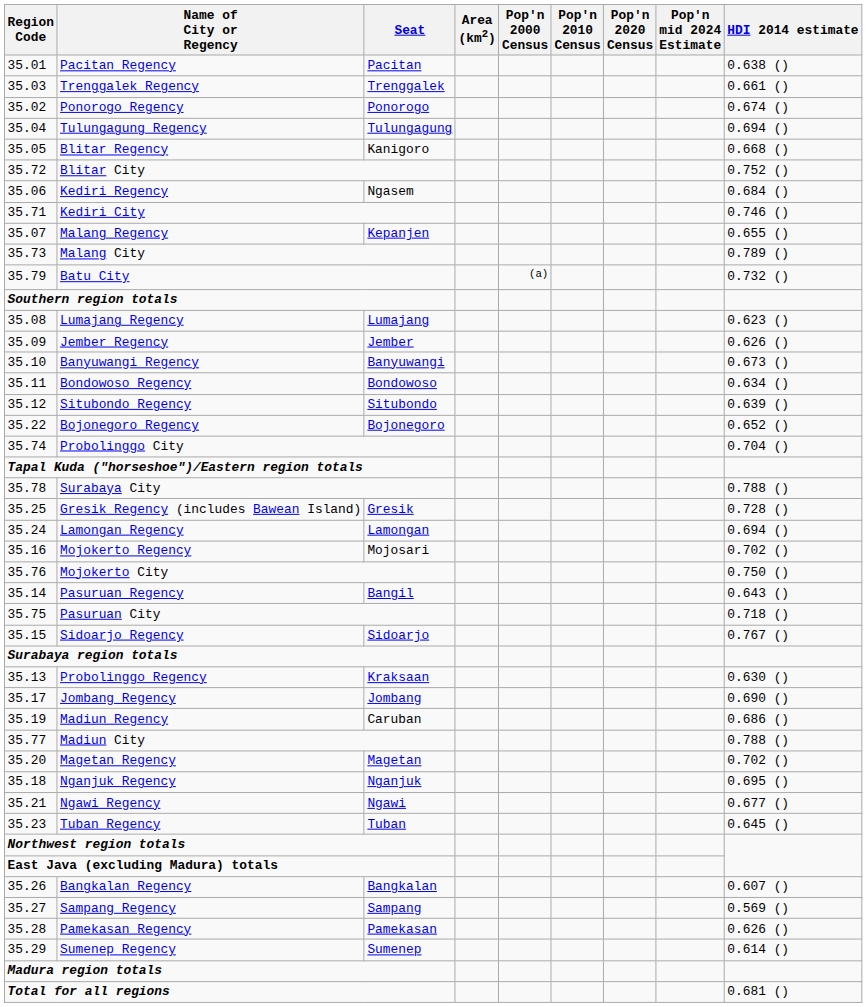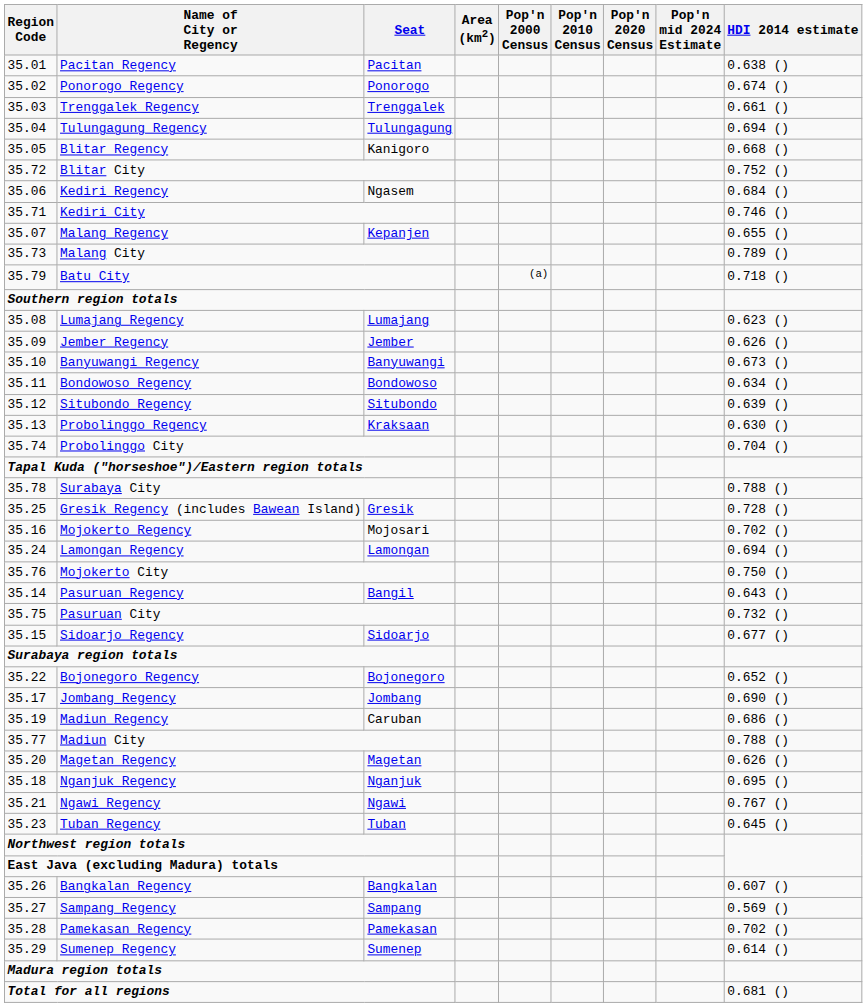rows swapped: (122, 108) <-> (130, 87)
(758, 277) 0.732 () -> (758, 277) 0.718 ()
rows swapped: (133, 677) <-> (130, 426)
rows swapped: (122, 530) <-> (126, 551)
(758, 614) 0.718 () -> (758, 614) 0.732 ()
(758, 635) 0.767 () -> (758, 635) 0.677 ()
(758, 761) 0.702 () -> (758, 761) 0.626 ()
(758, 803) 0.677 () -> (758, 803) 0.767 ()
(758, 929) 0.626 () -> (758, 929) 0.702 ()
